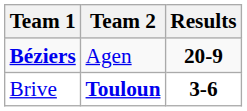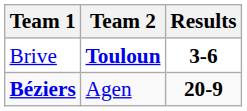rows swapped: (43, 55) <-> (33, 88)
